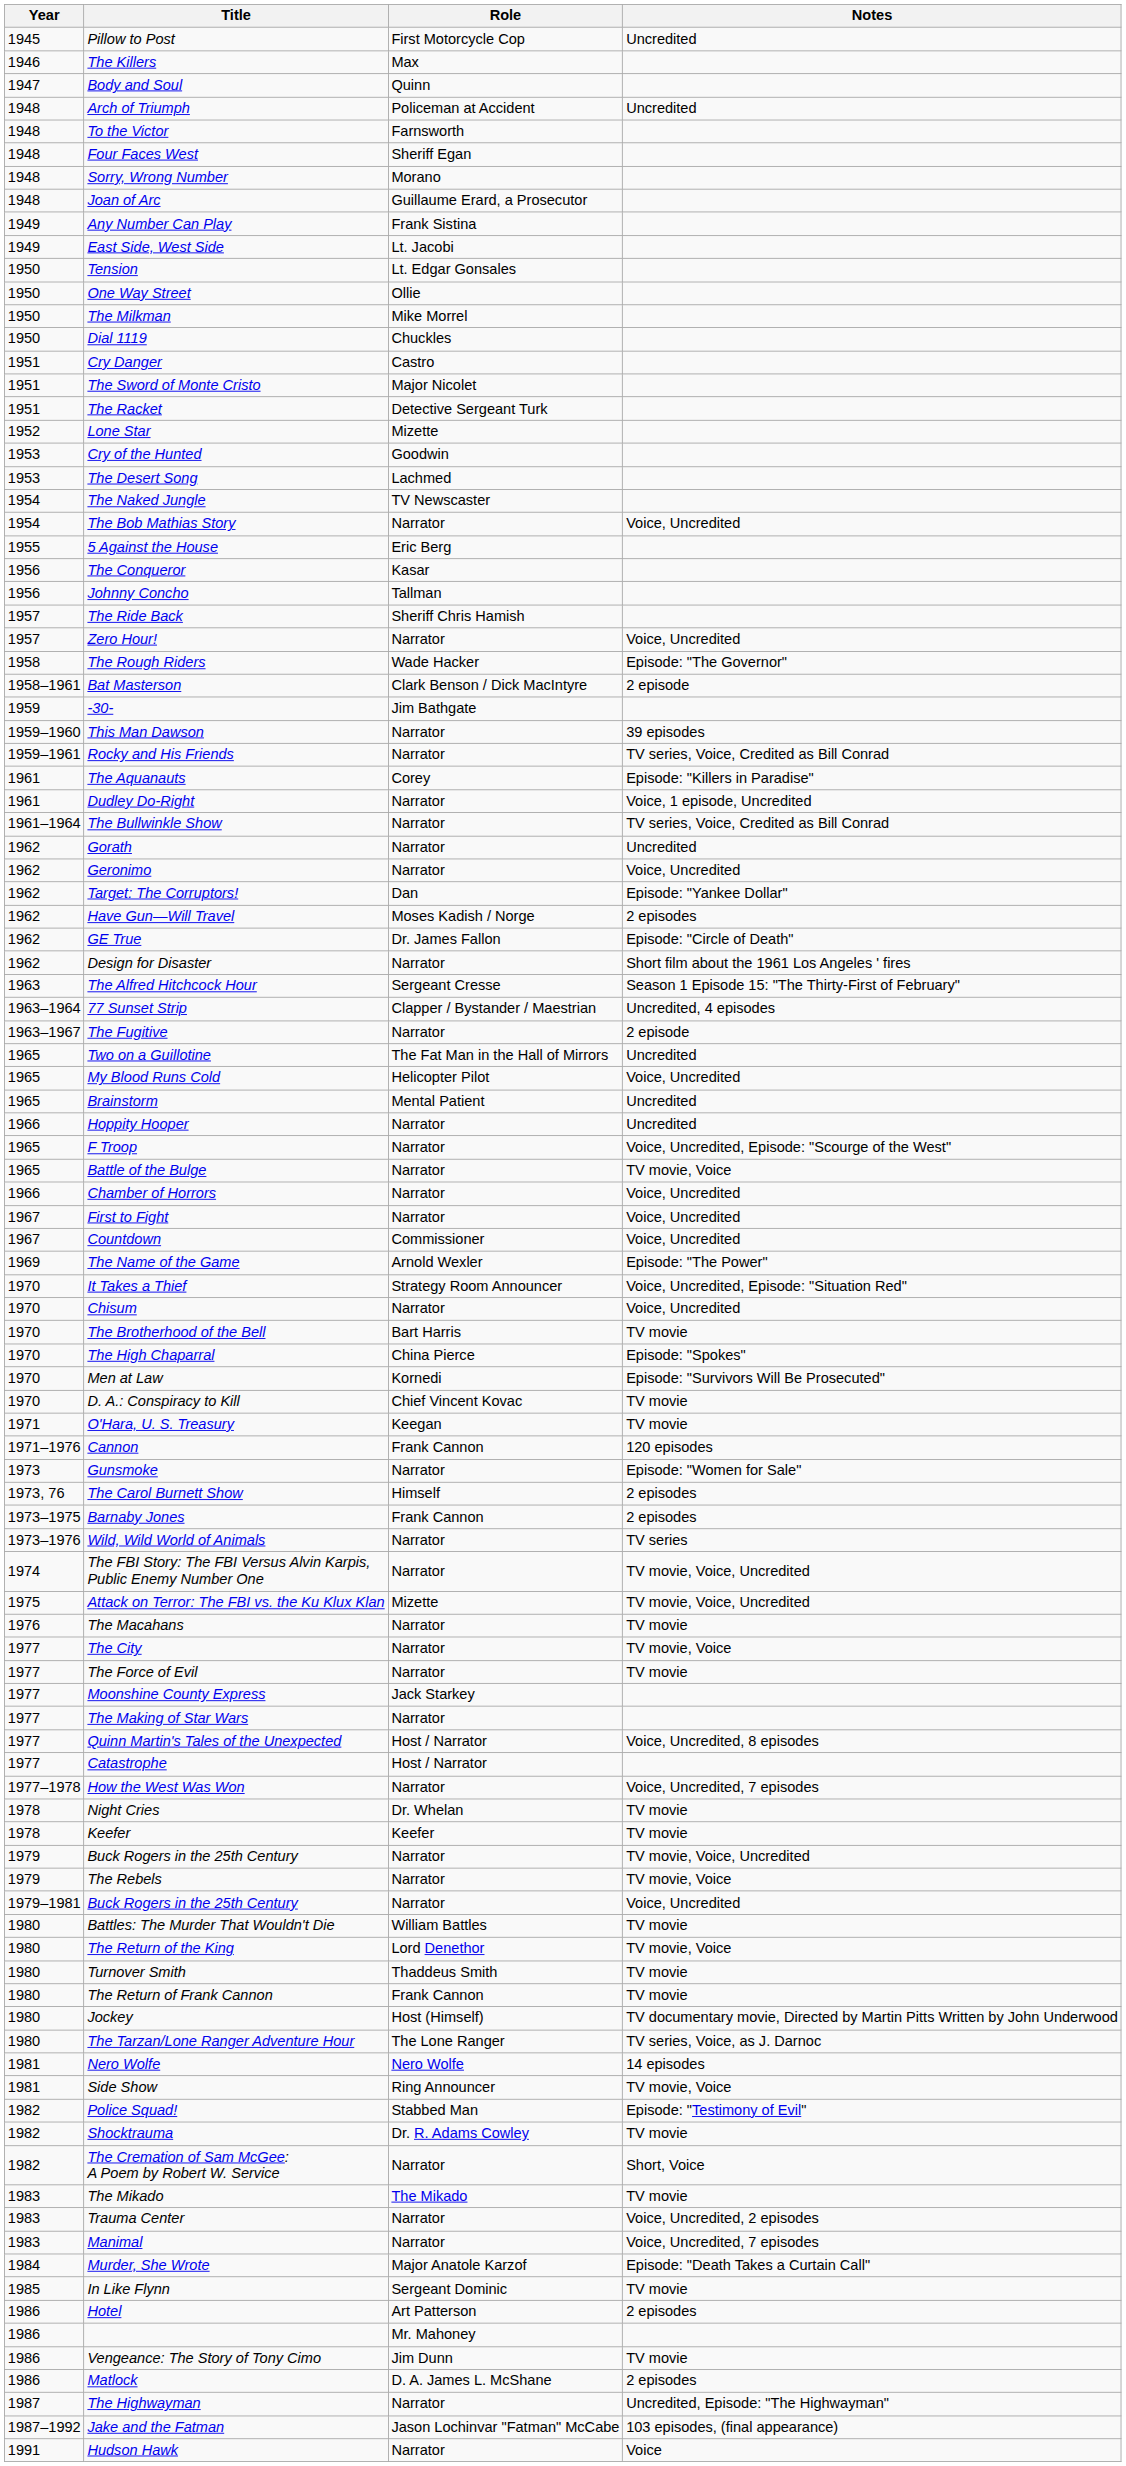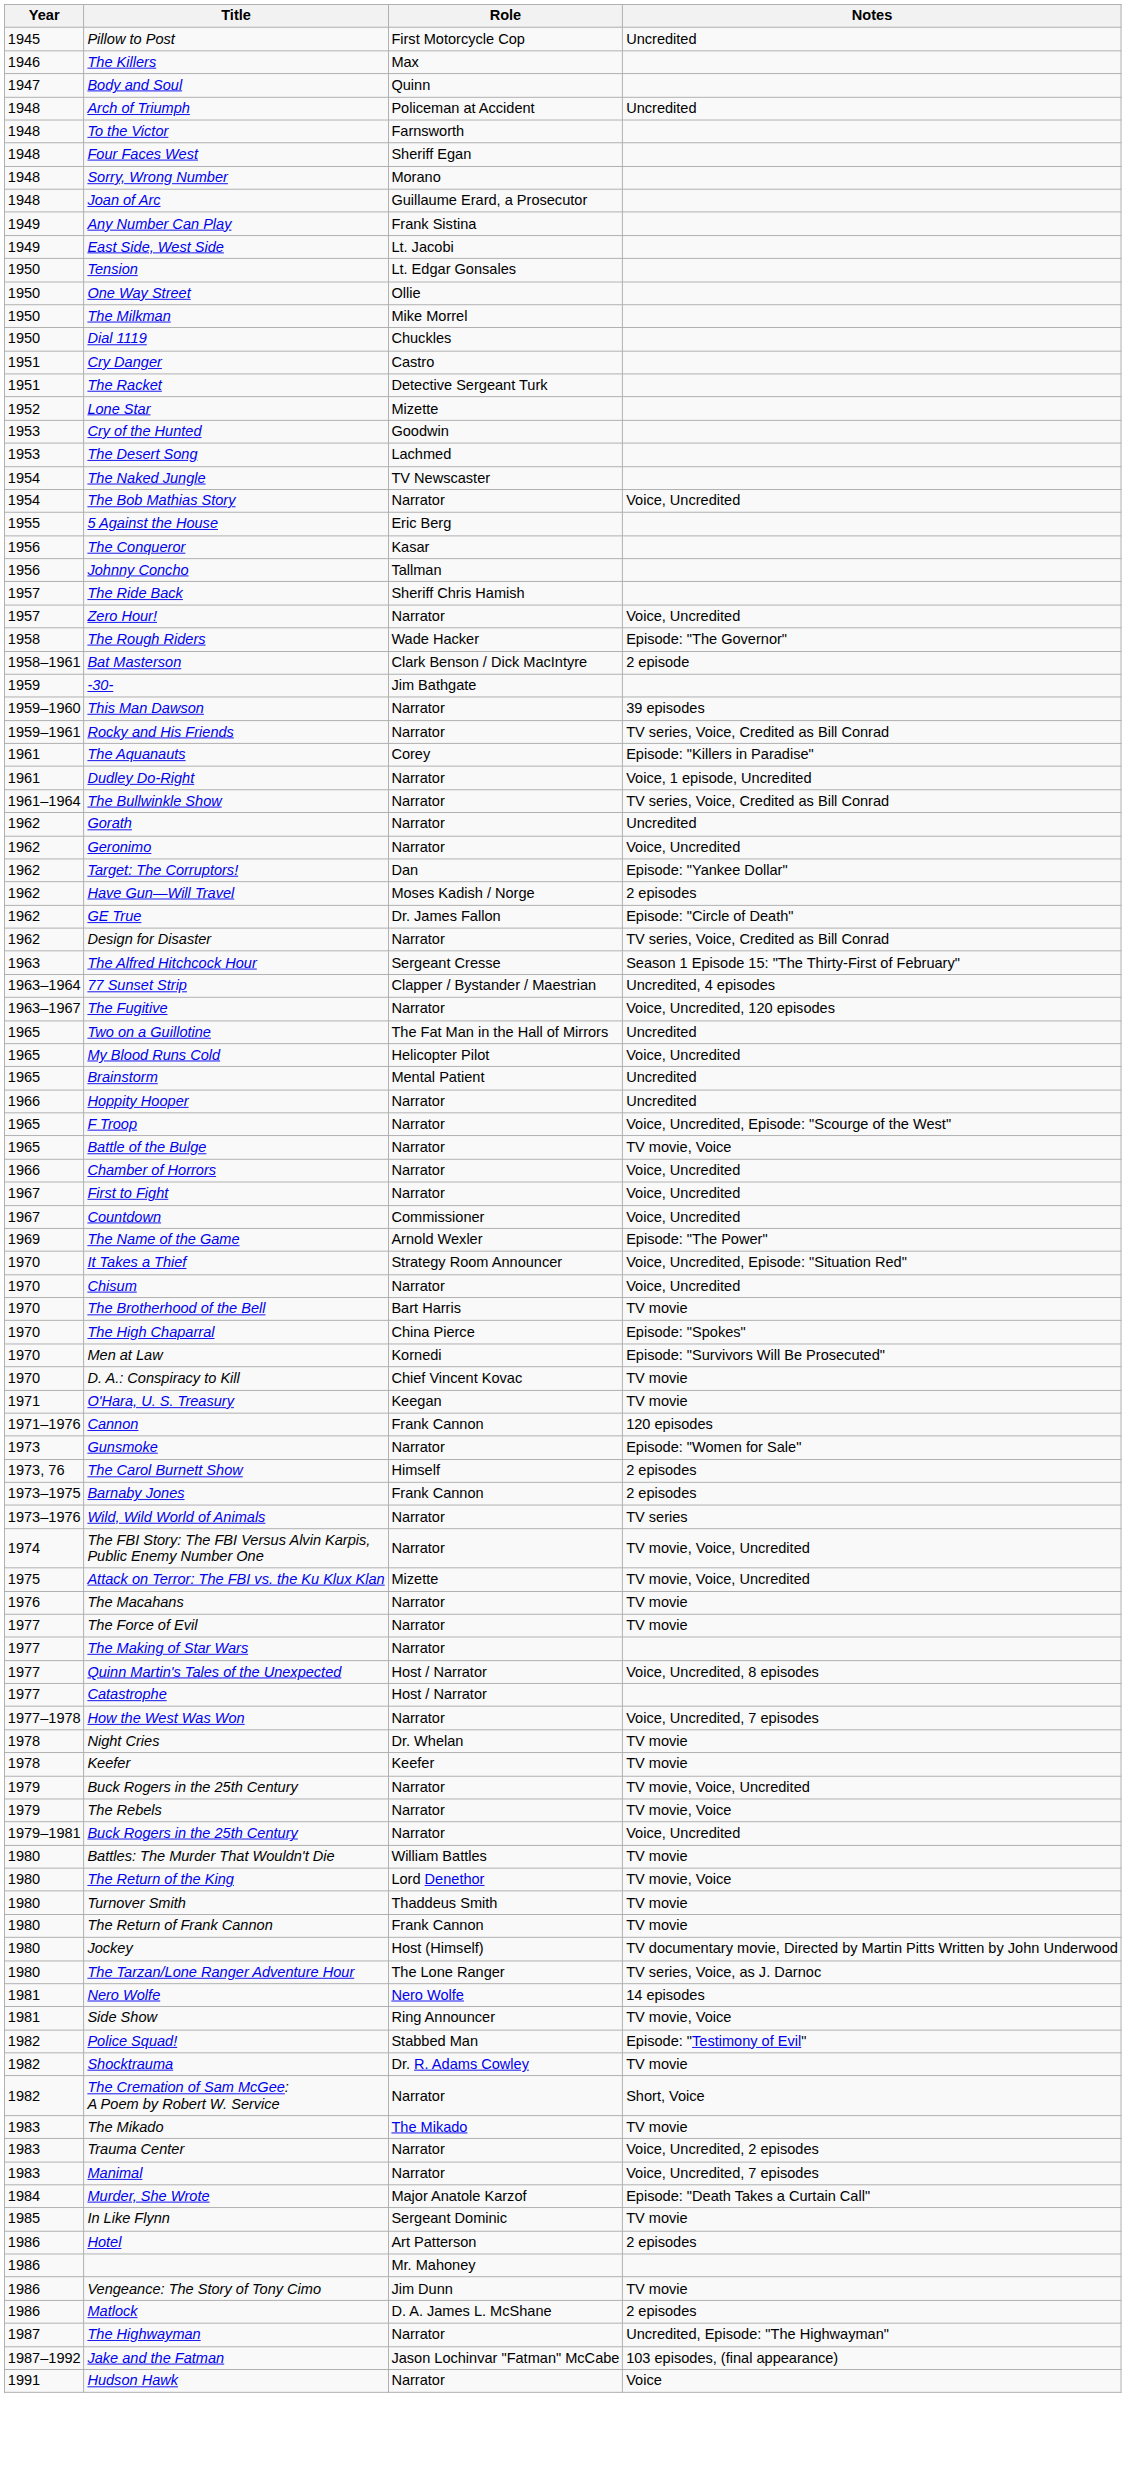- row: (24, 385)
(768, 962) Short film about the 1961 Los Angeles ' fires -> (758, 939) TV series, Voice, Credited as Bill Conrad
(658, 1032) 2 episode -> (731, 1008) Voice, Uncredited, 120 episodes
- row: (24, 1648)
- row: (24, 1694)
